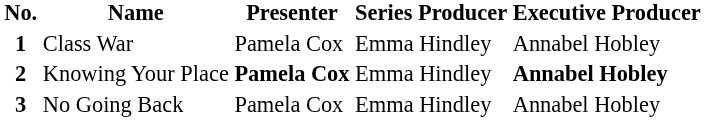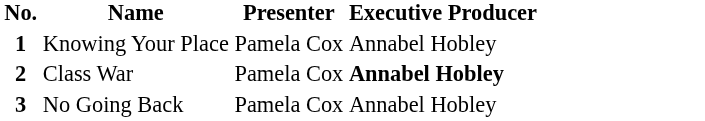- column: (431, 12)
(88, 43) Class War -> (136, 43) Knowing Your Place
(136, 74) Knowing Your Place -> (88, 74) Class War
(292, 74) bold -> (289, 74) normal
